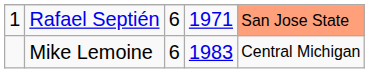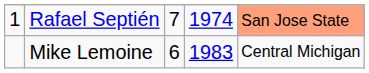(174, 20) 6 -> (174, 20) 7
(211, 20) 1971 -> (211, 20) 1974
